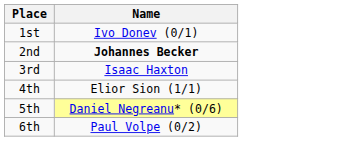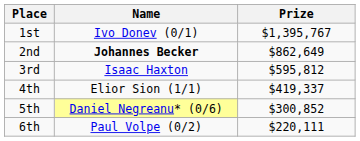+ column: (296, 14)
